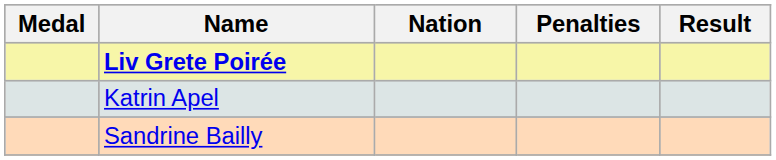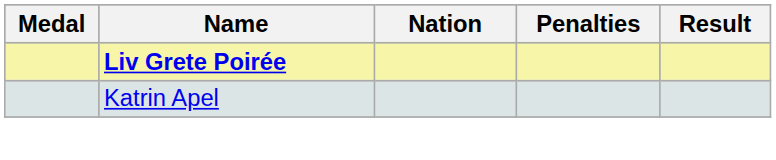- row: (183, 137)
